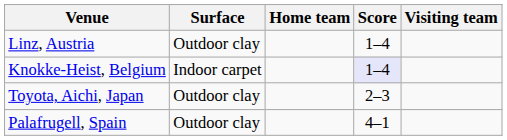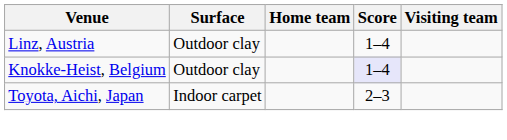(218, 69) Indoor carpet -> (217, 69) Outdoor clay
(217, 95) Outdoor clay -> (218, 95) Indoor carpet
- row: (67, 122)
